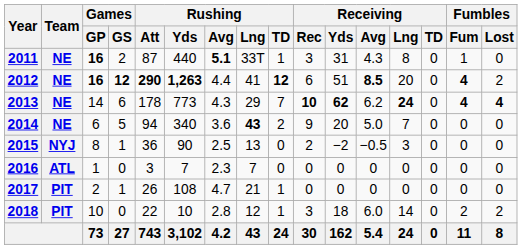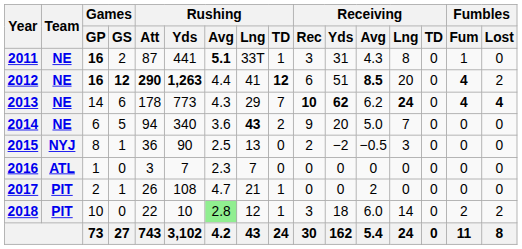(185, 59) 440 -> (185, 59) 441
(373, 189) 0 -> (373, 189) 2
(221, 211) no background -> (221, 211) lightgreen background
